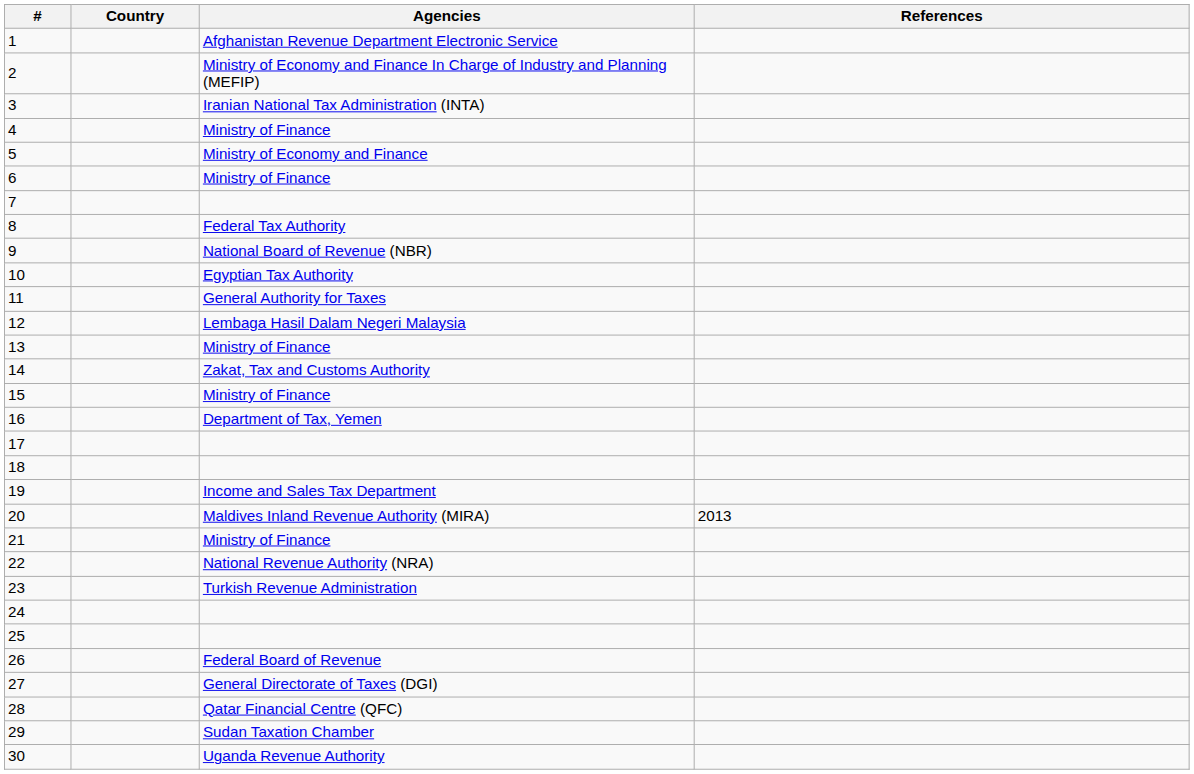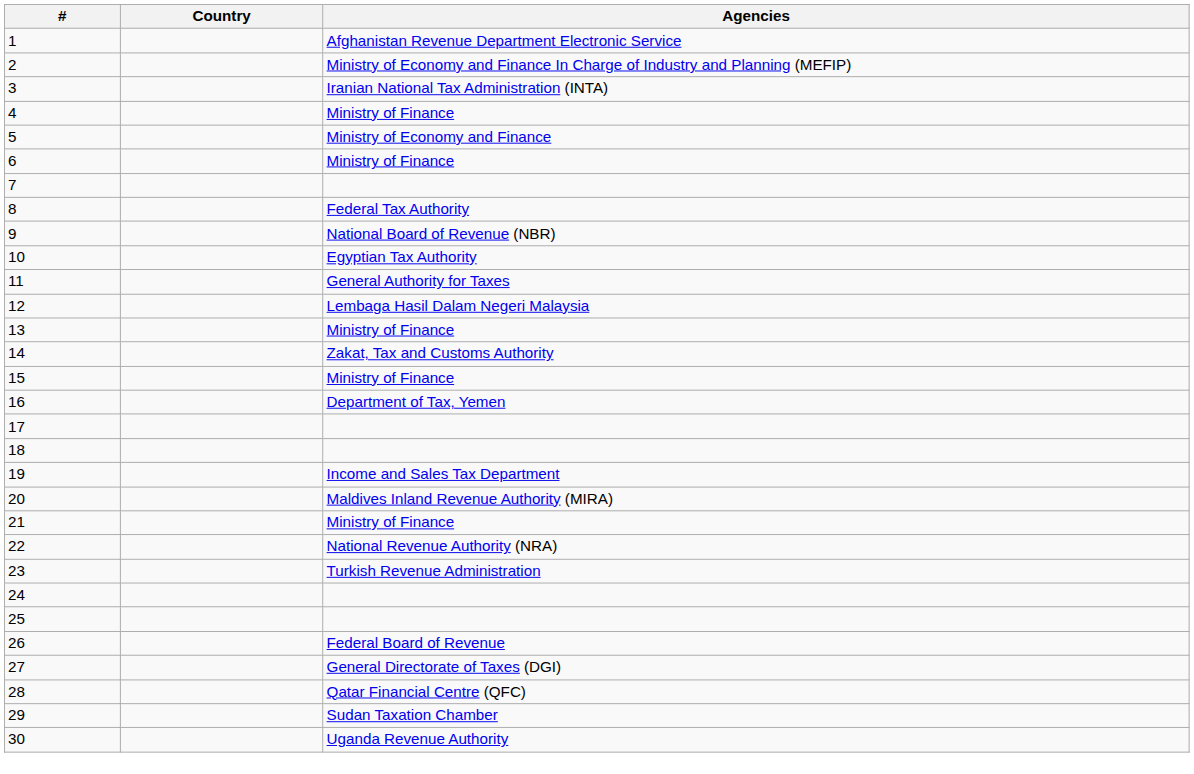- column: (942, 16)
